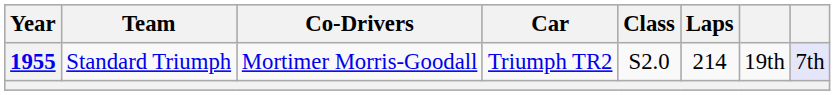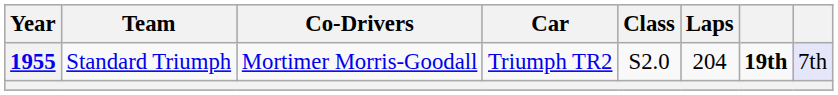(710, 61) 214 -> (710, 61) 204
(765, 61) normal -> (766, 61) bold
